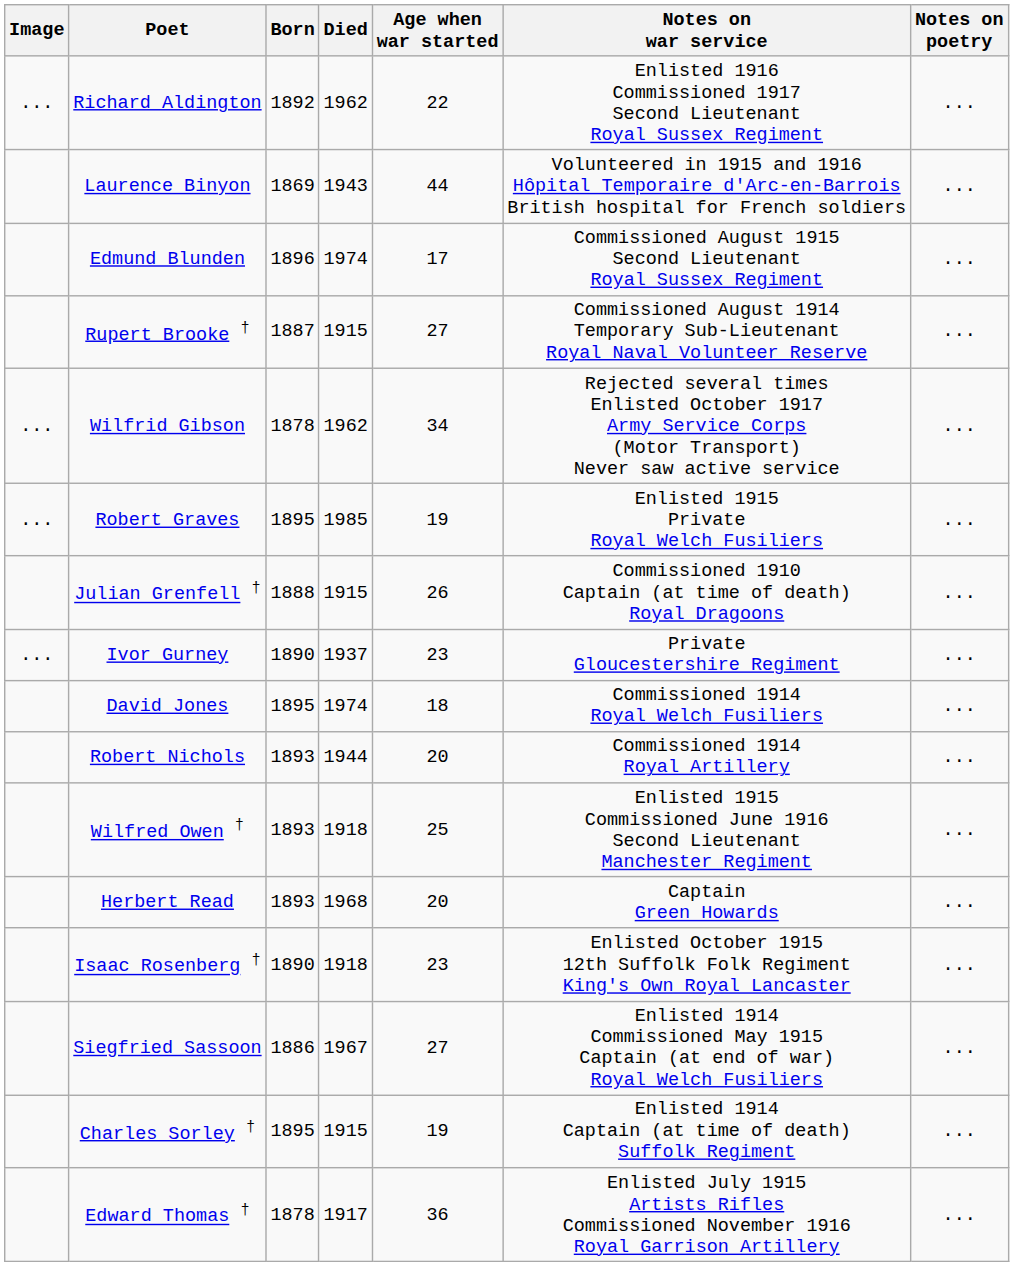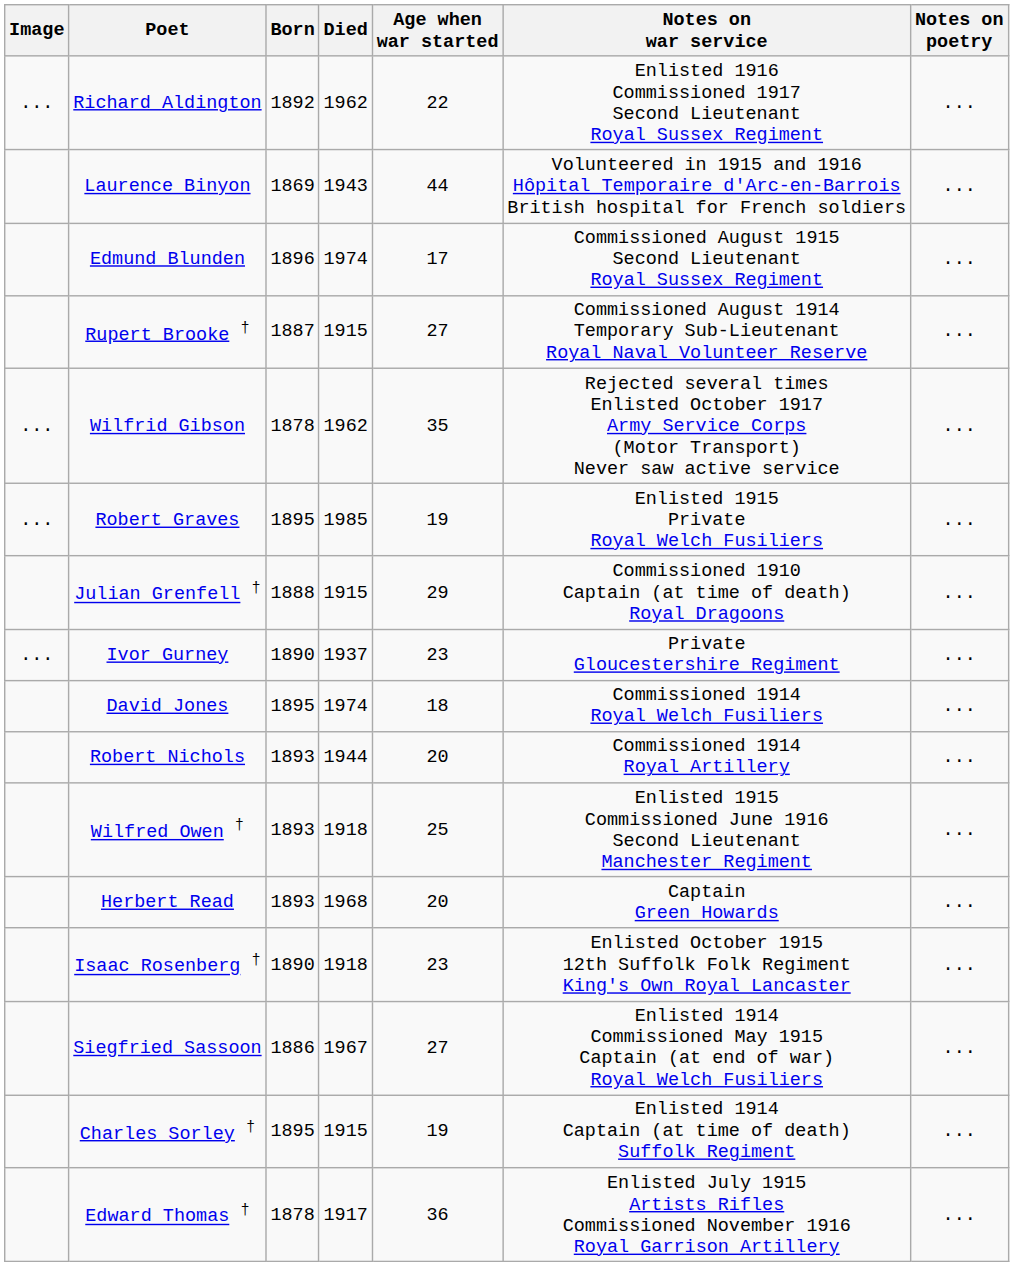(438, 426) 34 -> (438, 426) 35
(438, 592) 26 -> (438, 592) 29
